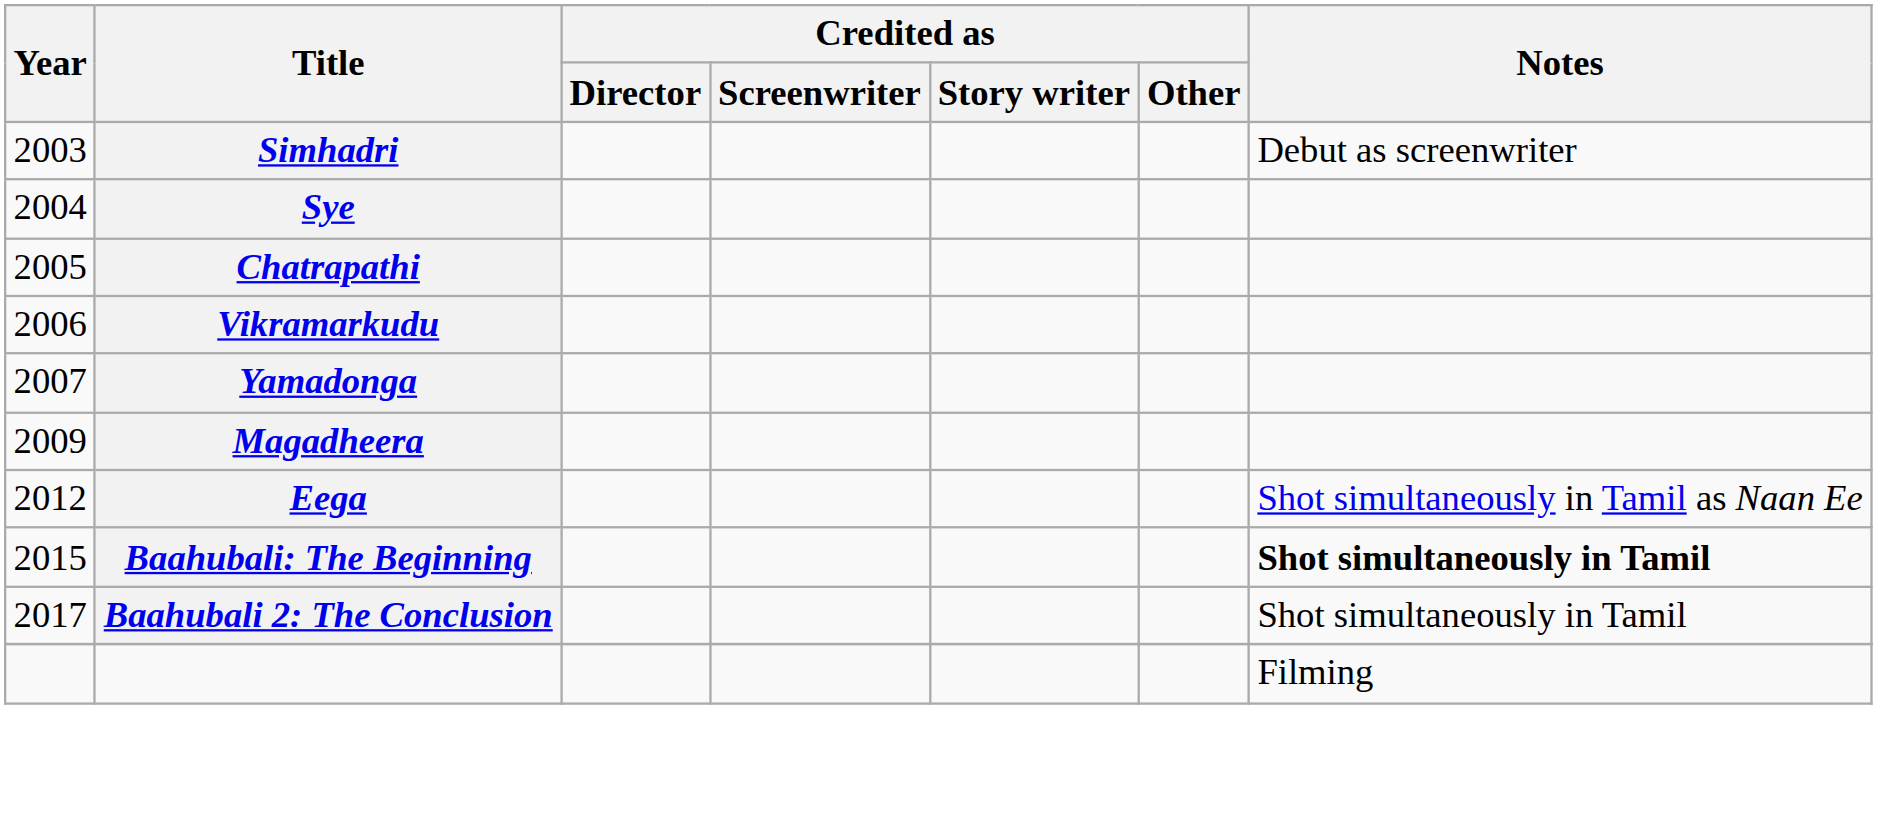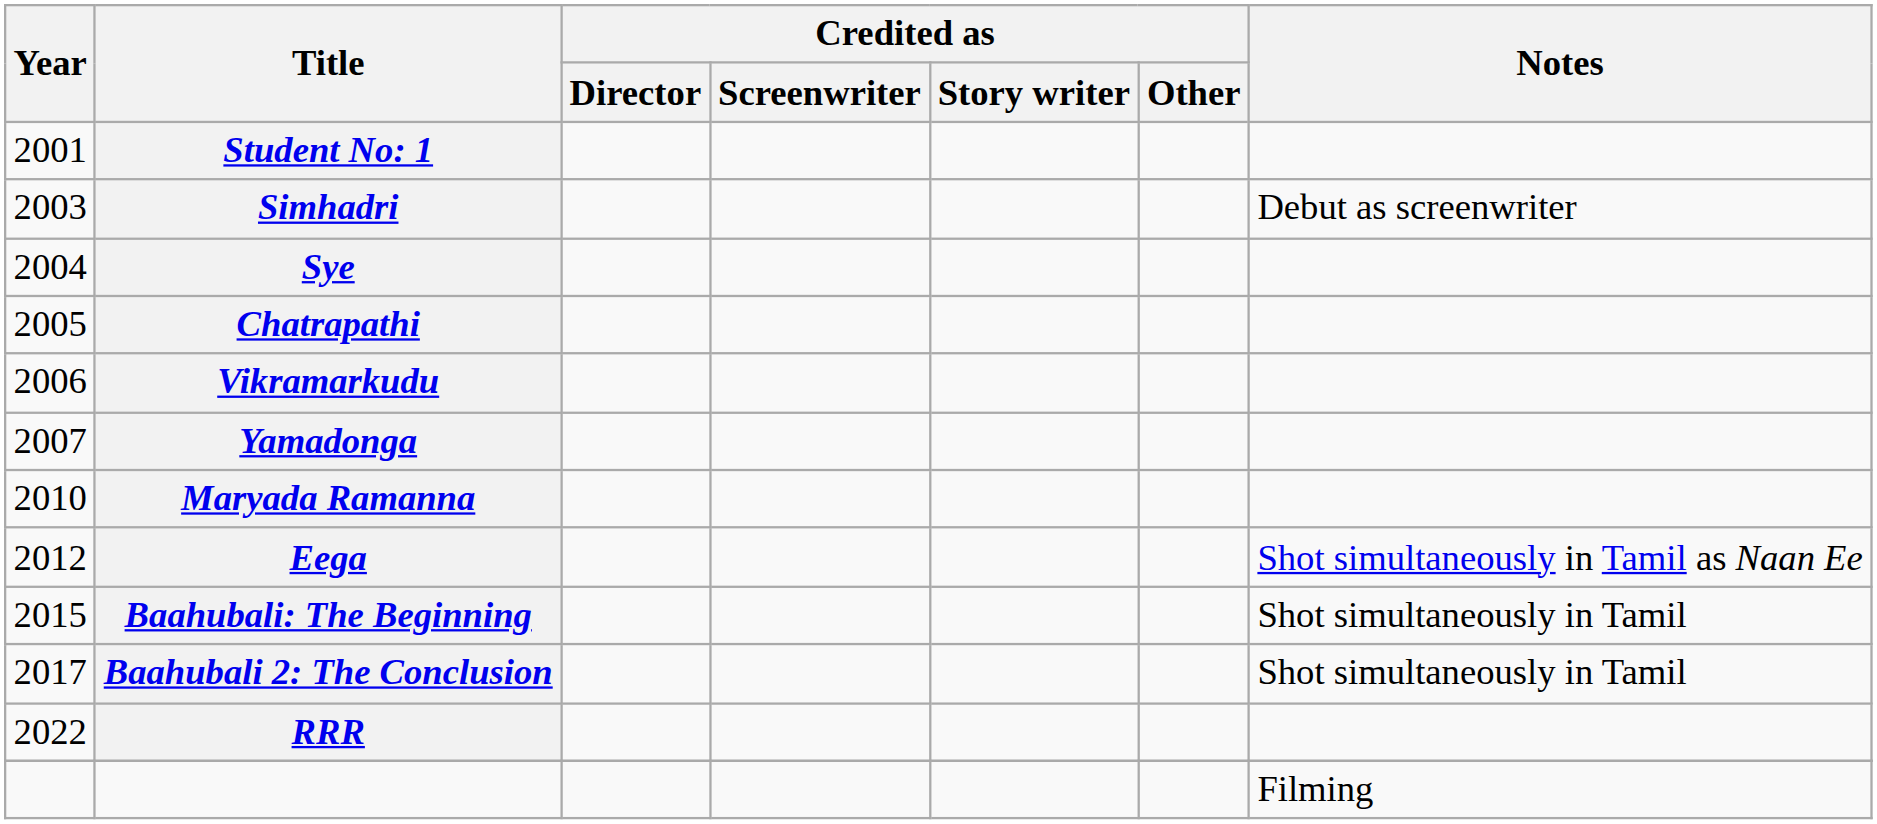+ row: (50, 149)
- row: (50, 440)
+ row: (50, 498)
(1484, 556) bold -> (1472, 614) normal
+ row: (50, 730)
